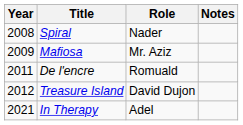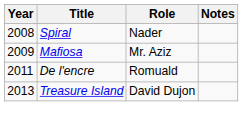(21, 91) 2012 -> (21, 91) 2013
- row: (69, 110)
